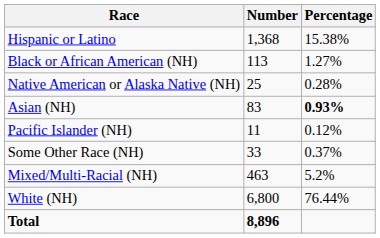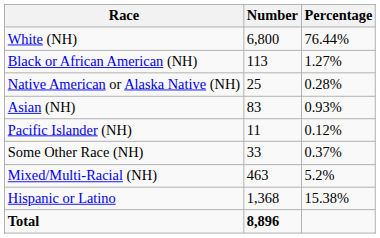rows swapped: (42, 198) <-> (62, 38)
(324, 107) bold -> (323, 107) normal
